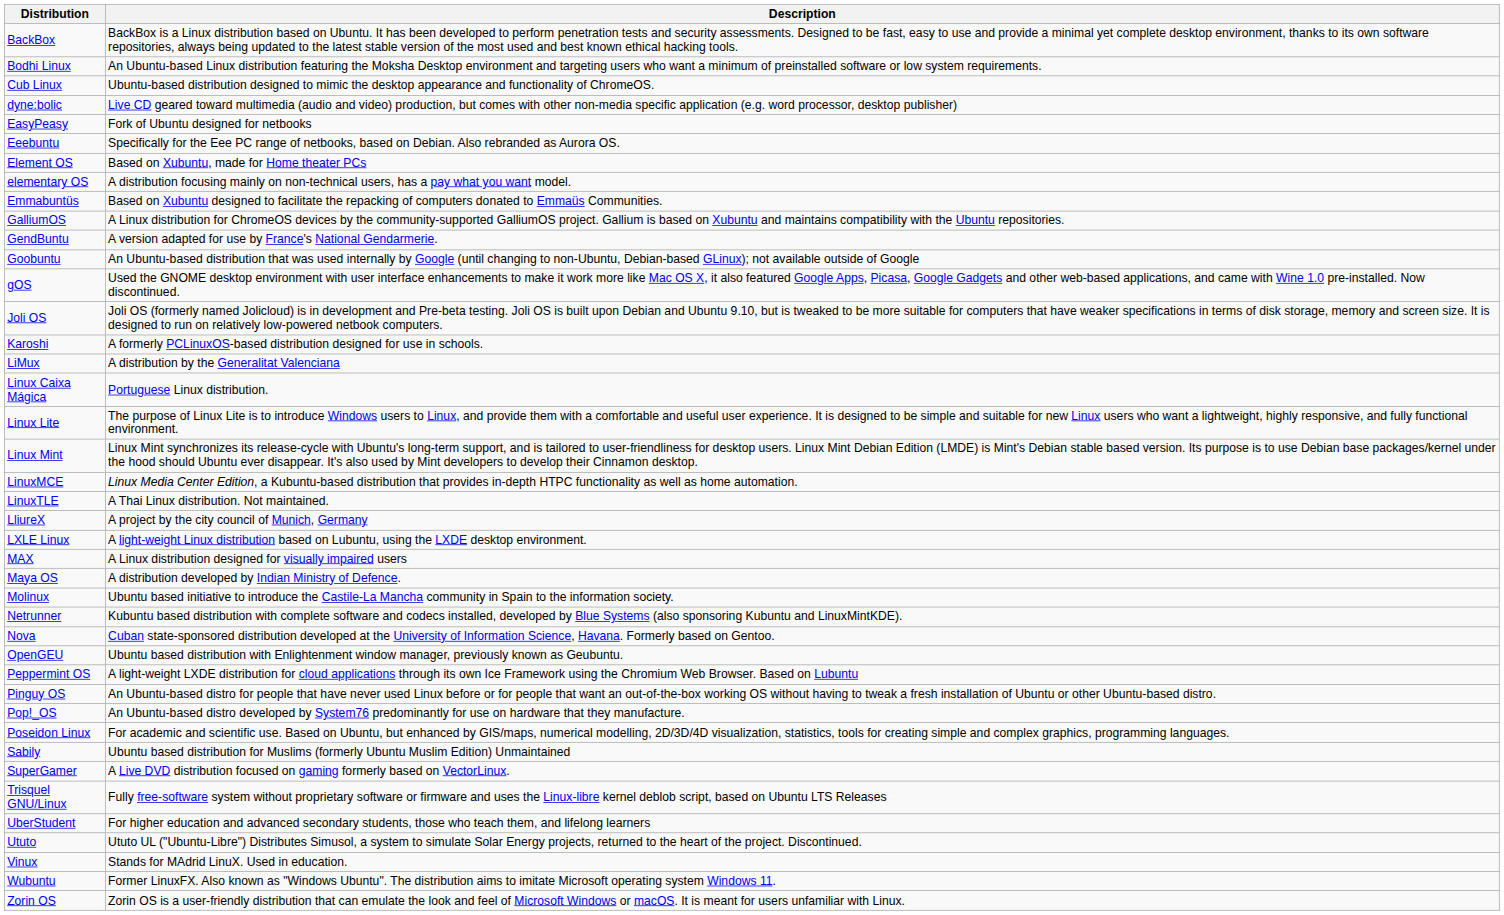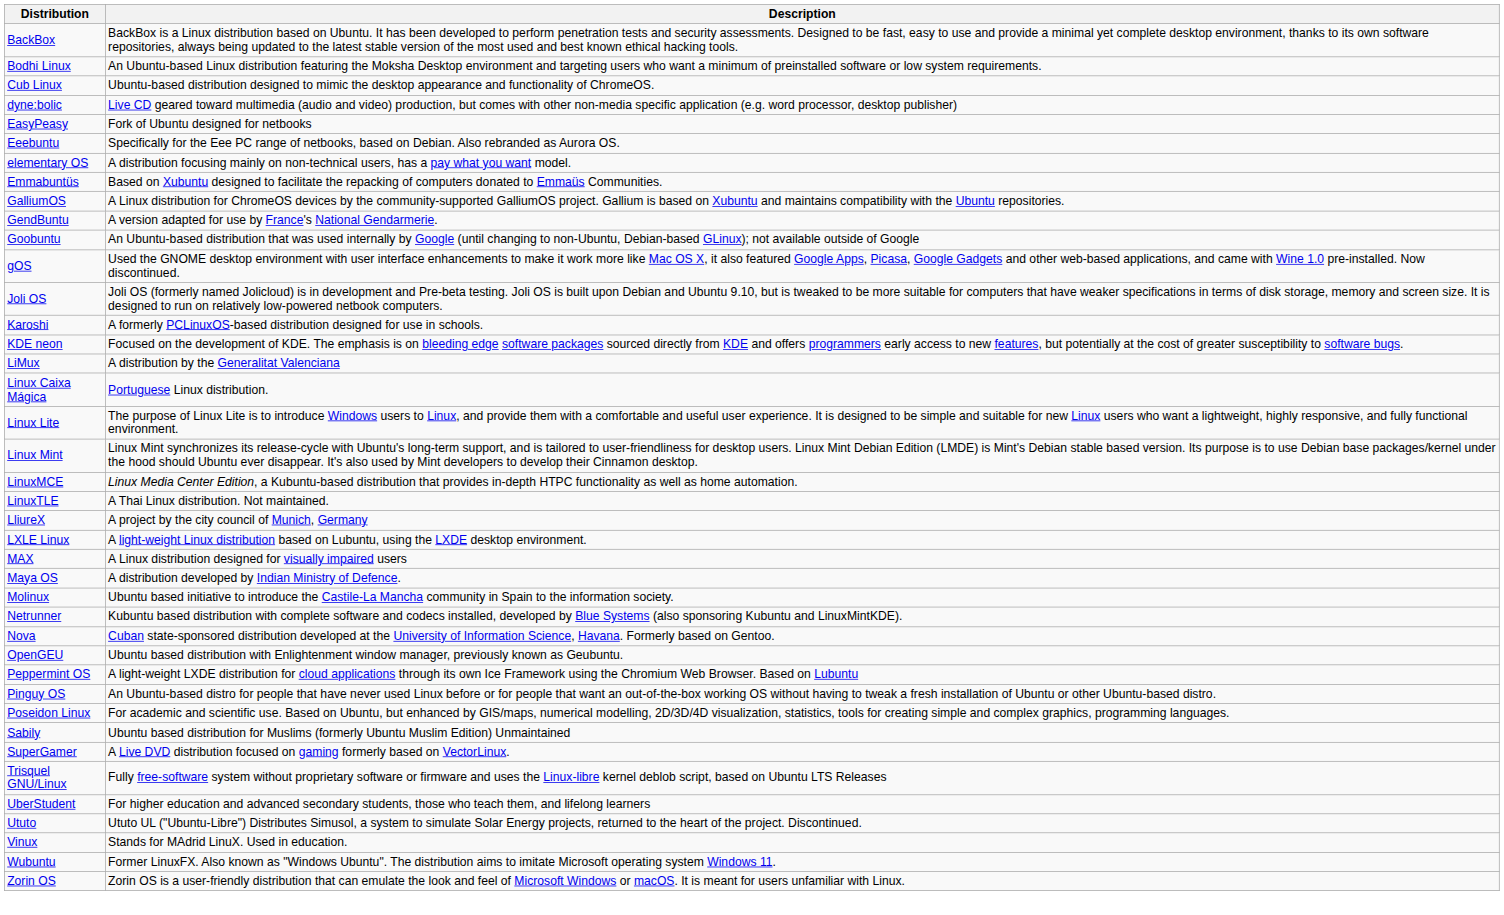- row: (40, 162)
+ row: (35, 344)
- row: (32, 713)
